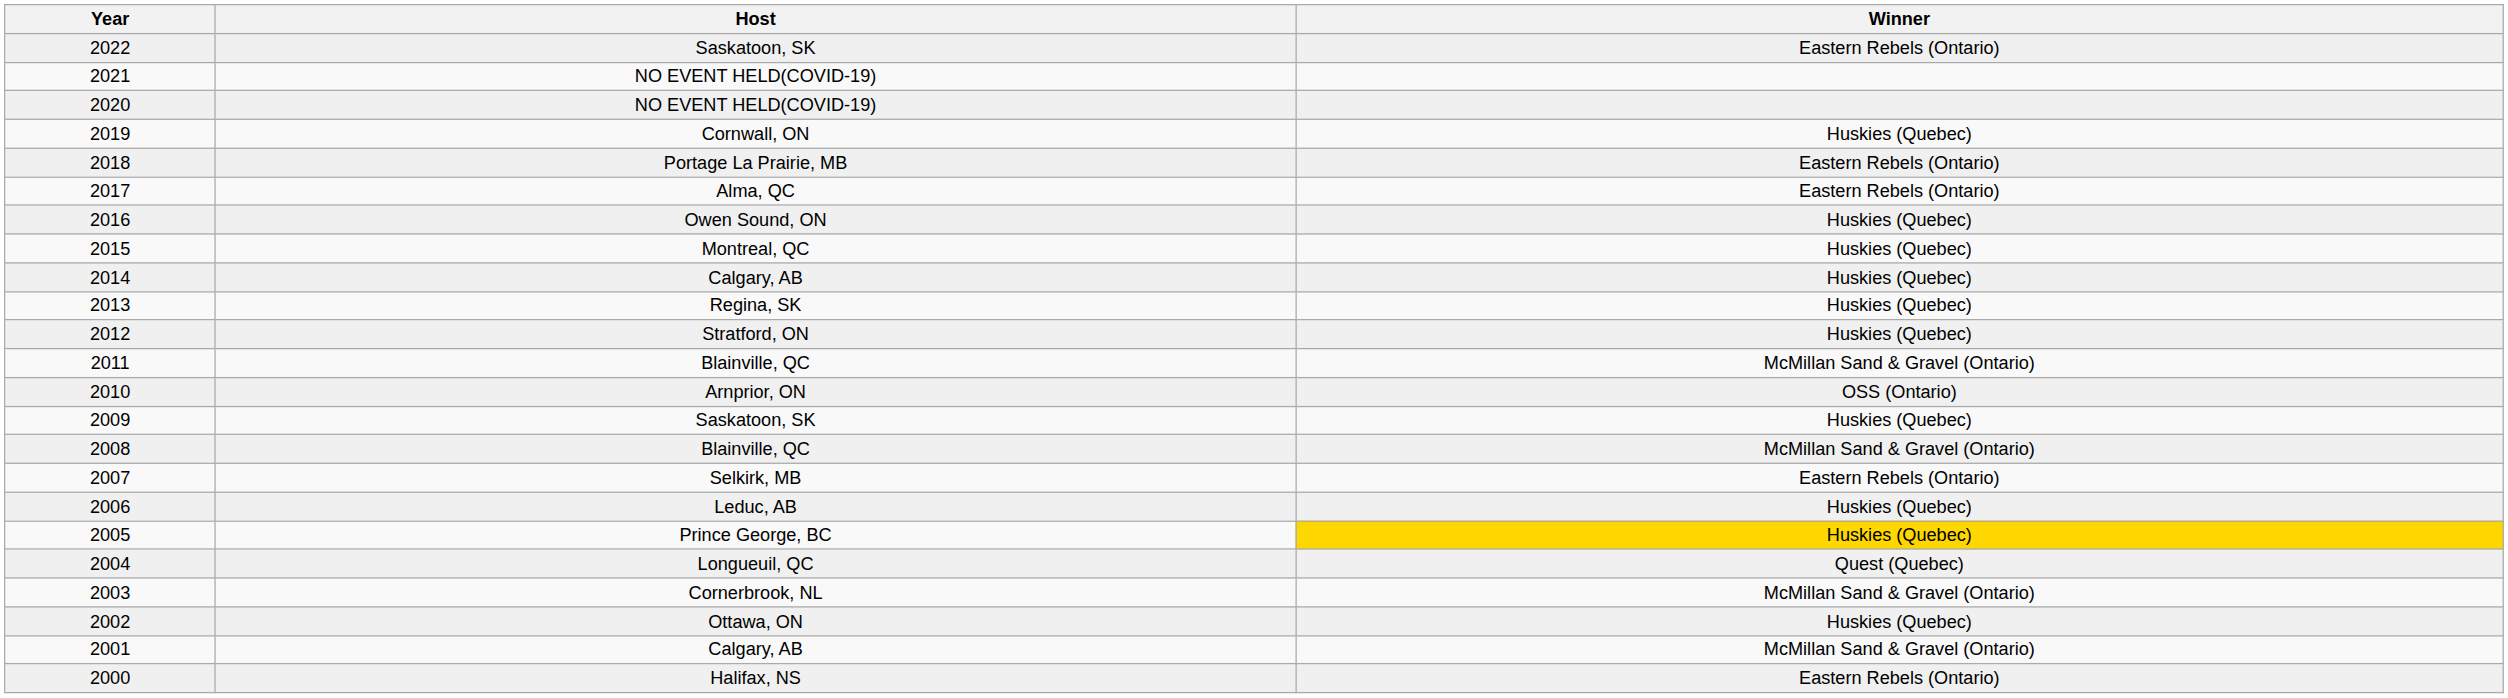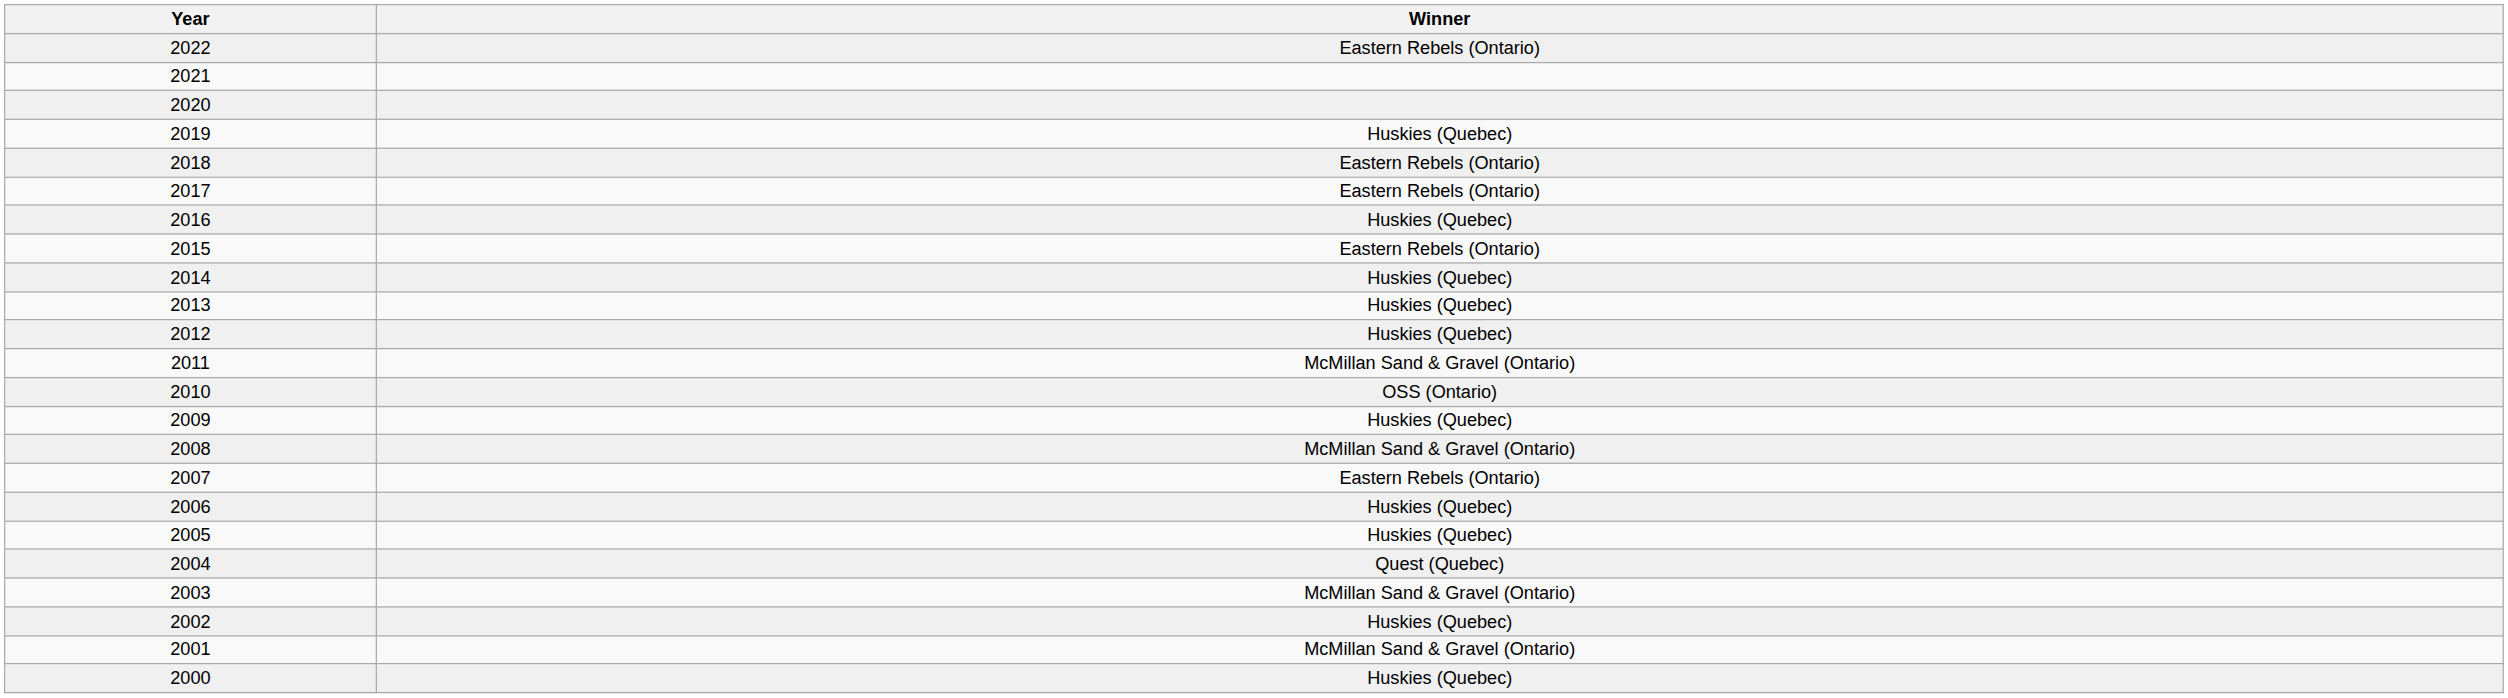- column: (756, 19)
(1899, 249) Huskies (Quebec) -> (1440, 249) Eastern Rebels (Ontario)
(1899, 535) gold background -> (1440, 535) no background
(1899, 679) Eastern Rebels (Ontario) -> (1440, 679) Huskies (Quebec)
